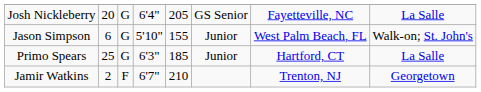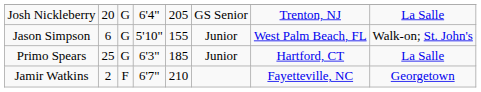(310, 14) Fayetteville, NC -> (310, 14) Trenton, NJ
(310, 76) Trenton, NJ -> (310, 76) Fayetteville, NC
